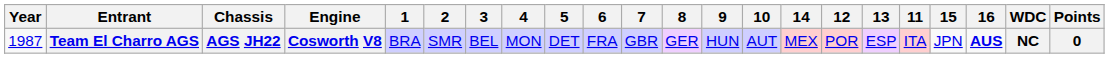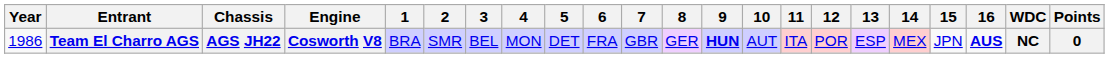columns swapped: (915, 16) <-> (801, 16)
(25, 40) 1987 -> (25, 40) 1986
(723, 40) normal -> (723, 40) bold
